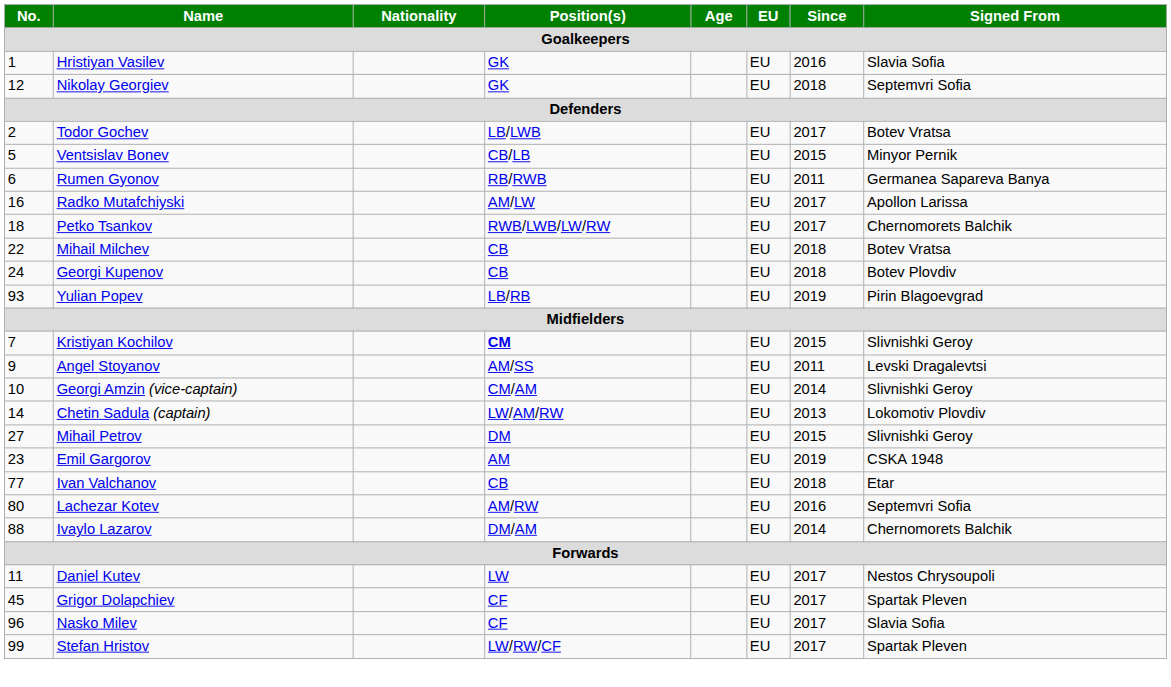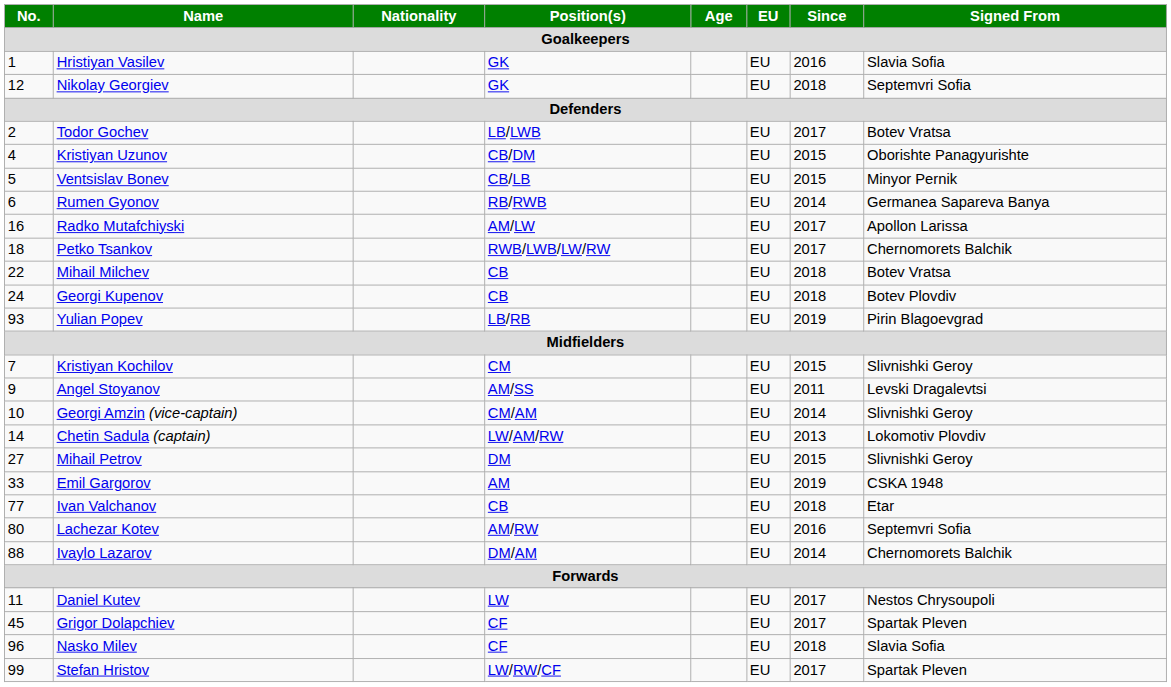+ row: (112, 156)
(809, 179) 2011 -> (810, 202) 2014
(499, 343) bold -> (499, 366) normal
(16, 459) 23 -> (16, 483) 33
(810, 623) 2017 -> (810, 646) 2018
